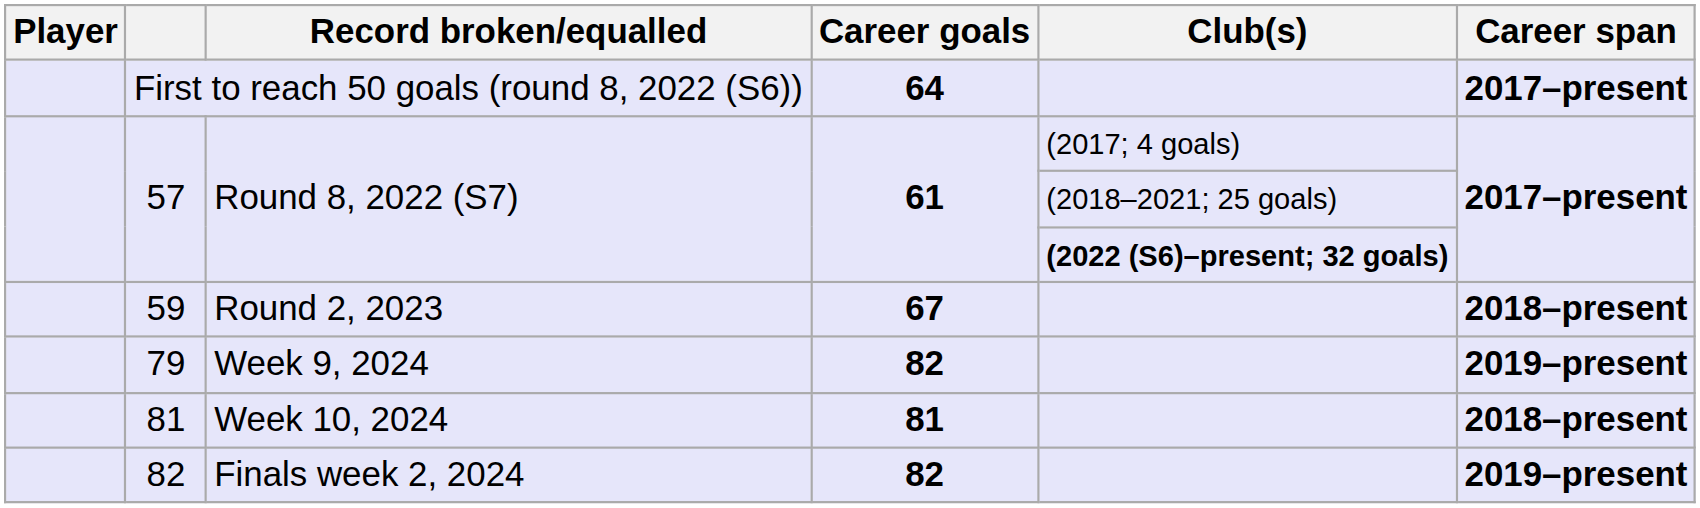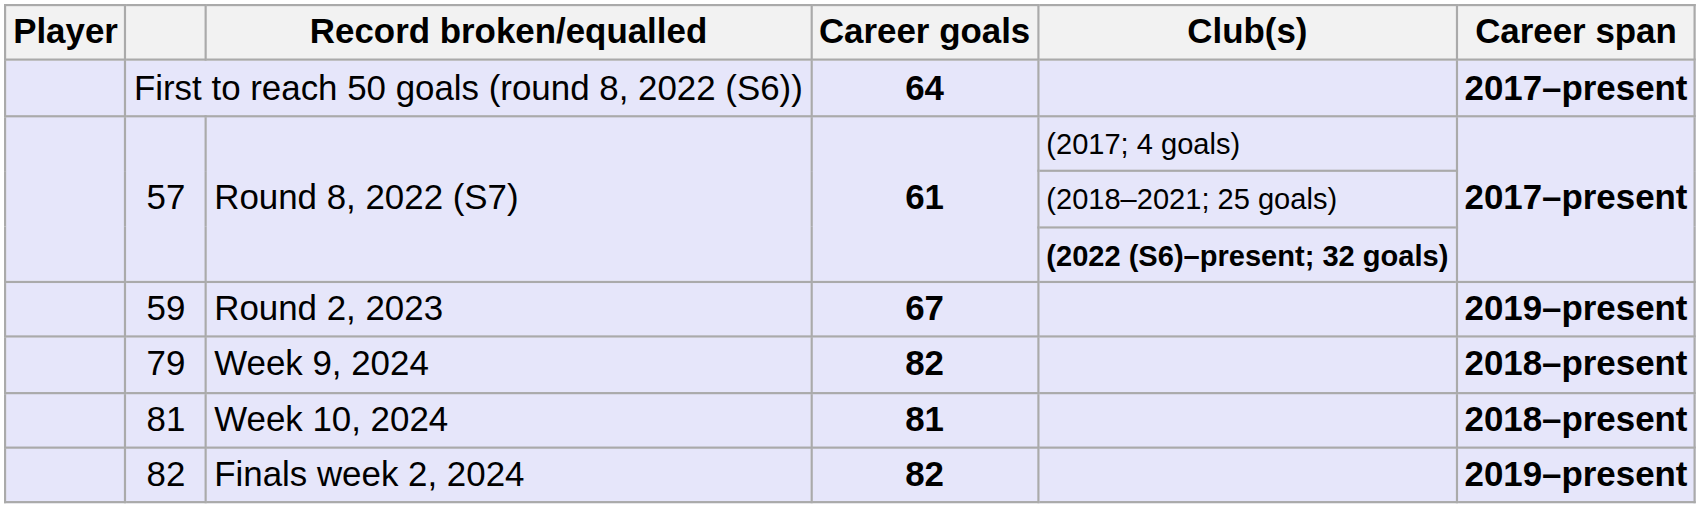(1576, 308) 2018–present -> (1576, 308) 2019–present
(1576, 364) 2019–present -> (1576, 364) 2018–present
